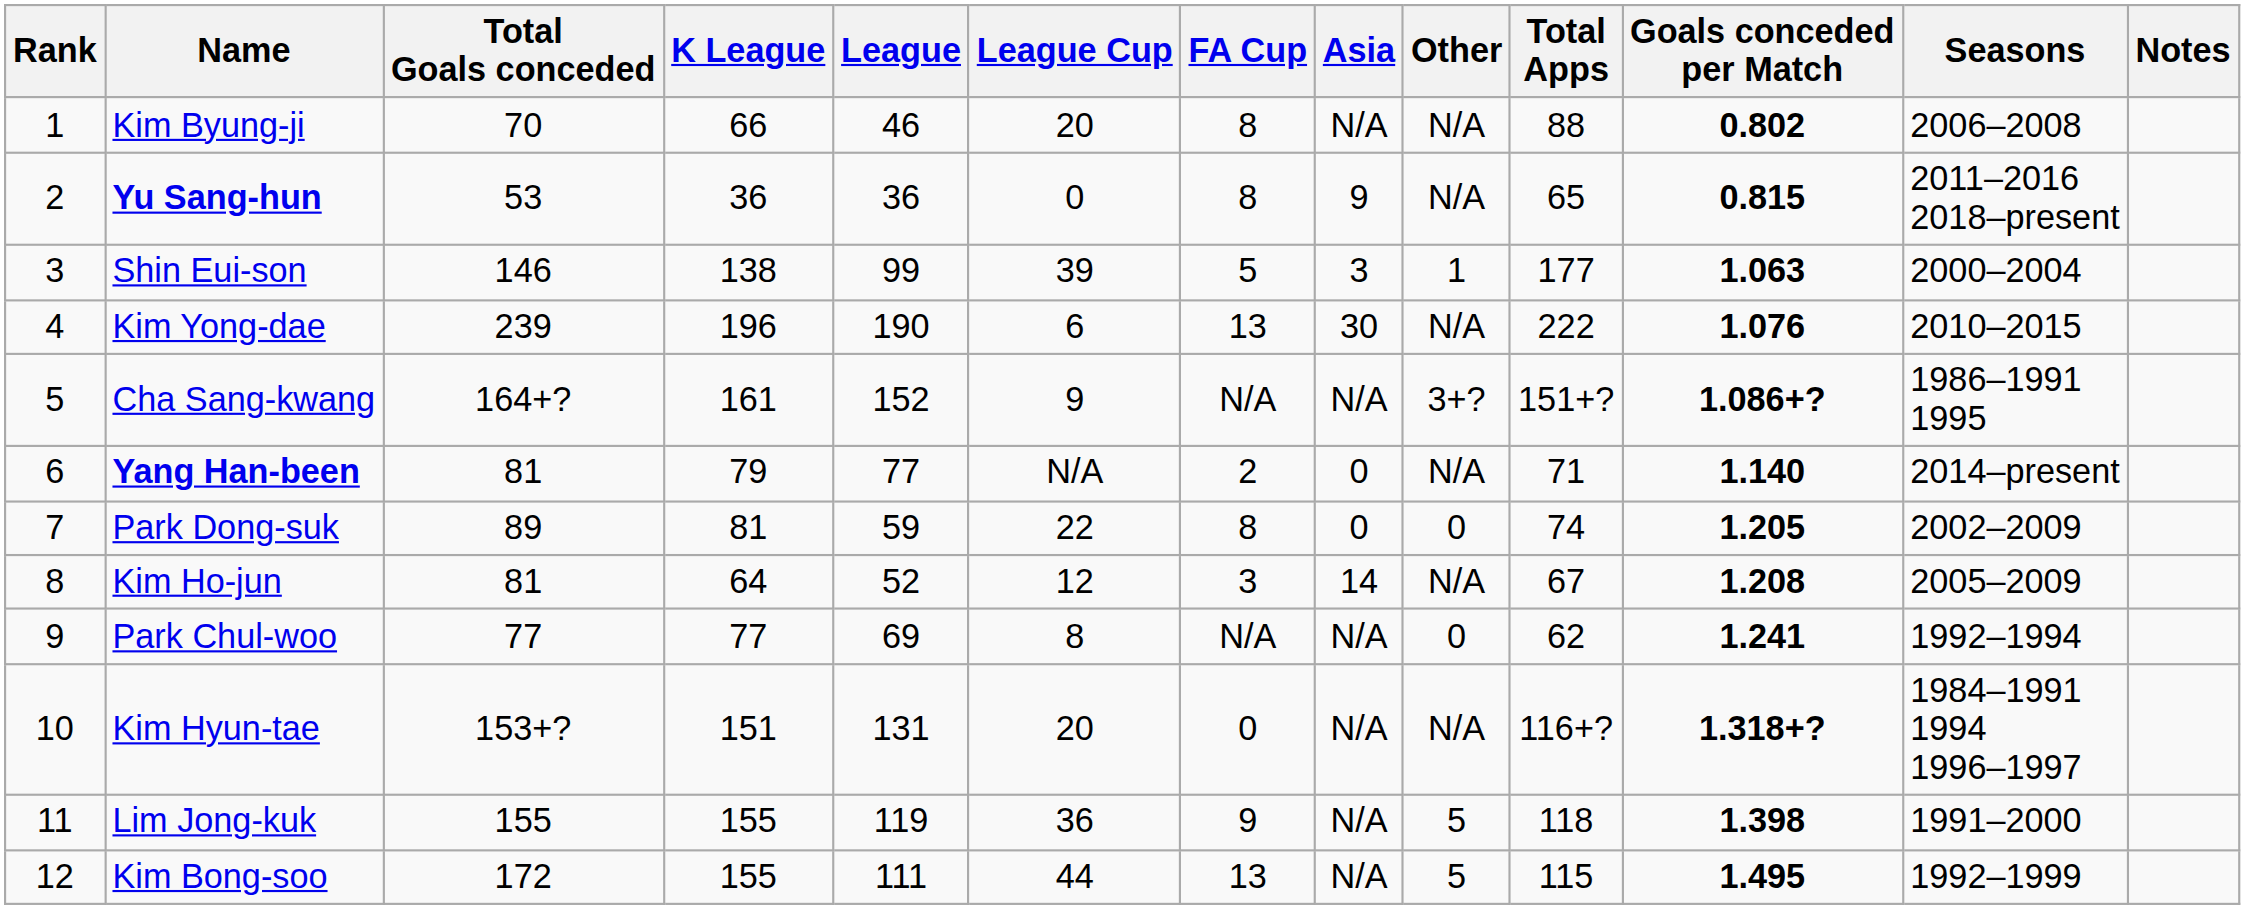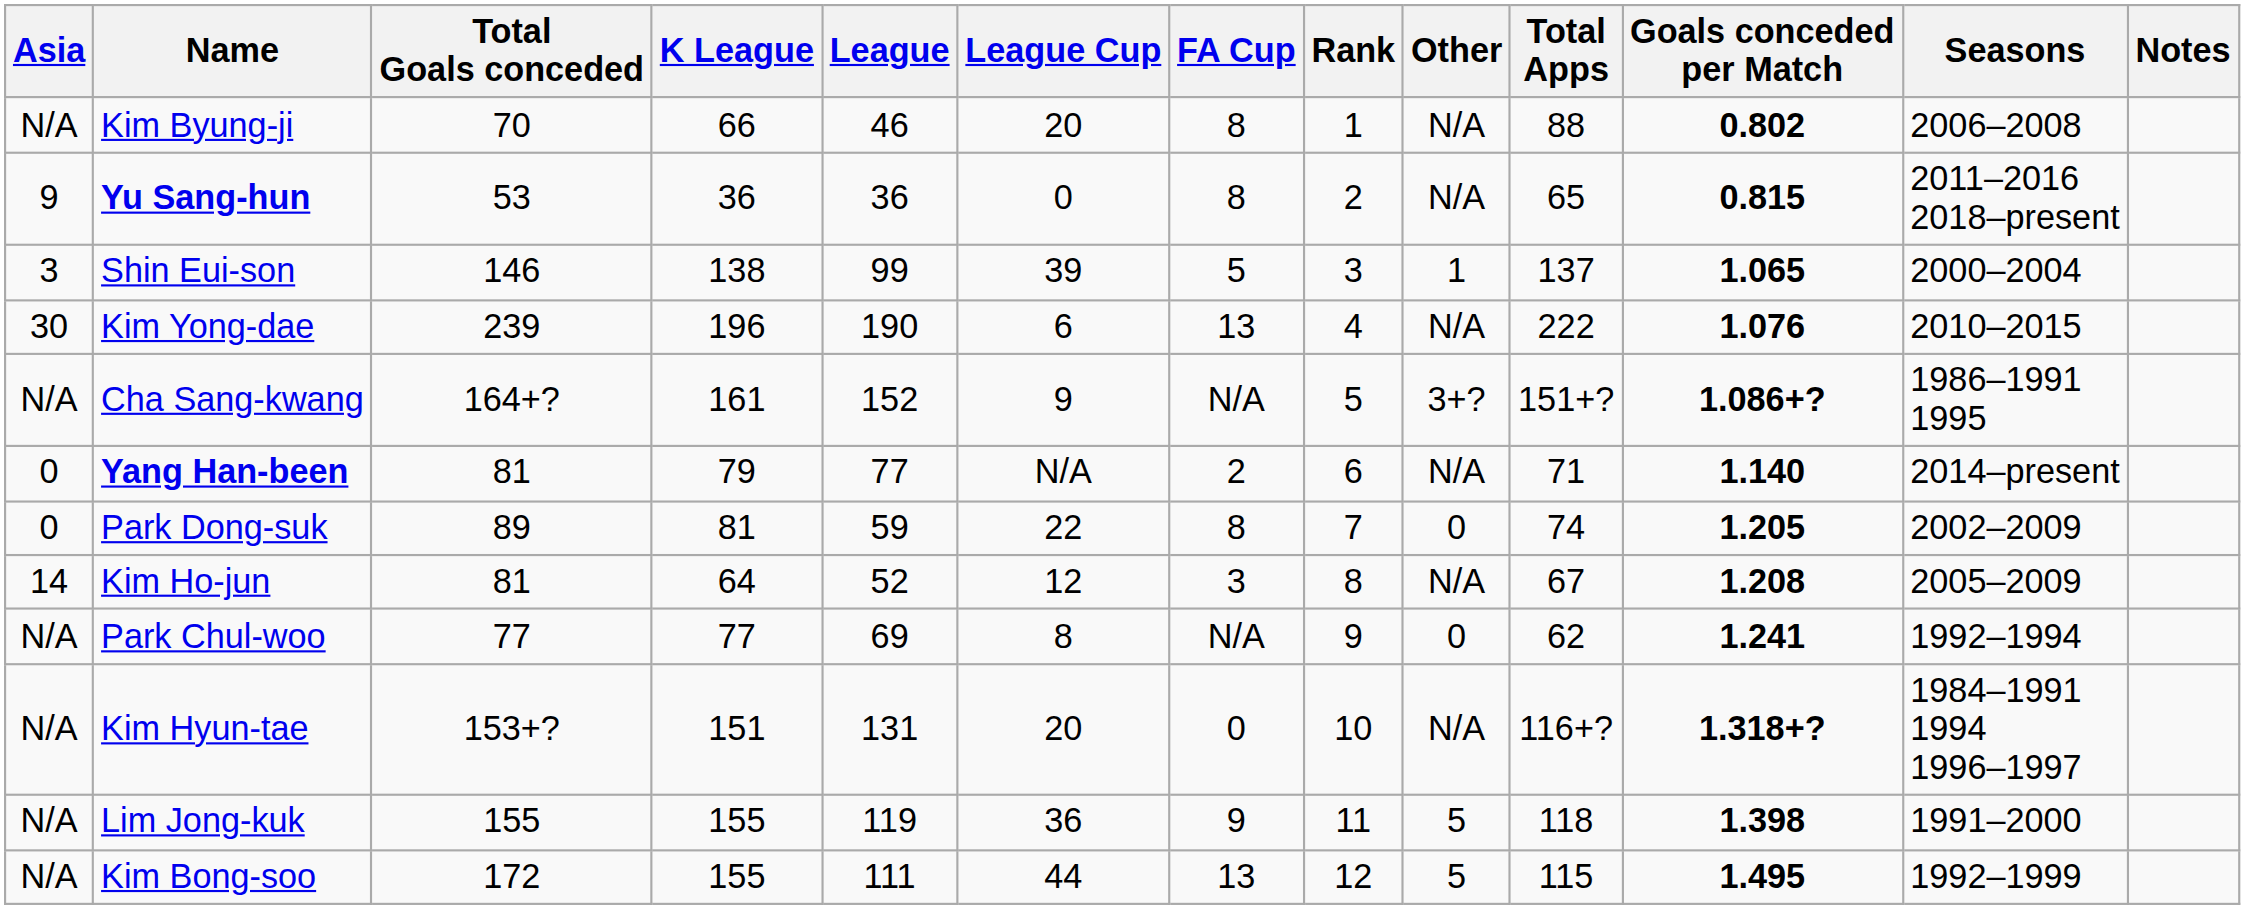columns swapped: (55, 50) <-> (1359, 50)
(1566, 271) 177 -> (1566, 271) 137
(1762, 271) 1.063 -> (1762, 271) 1.065
